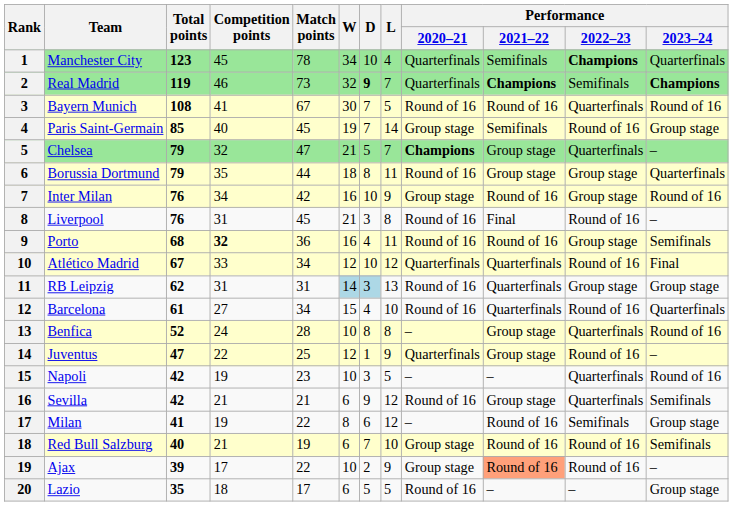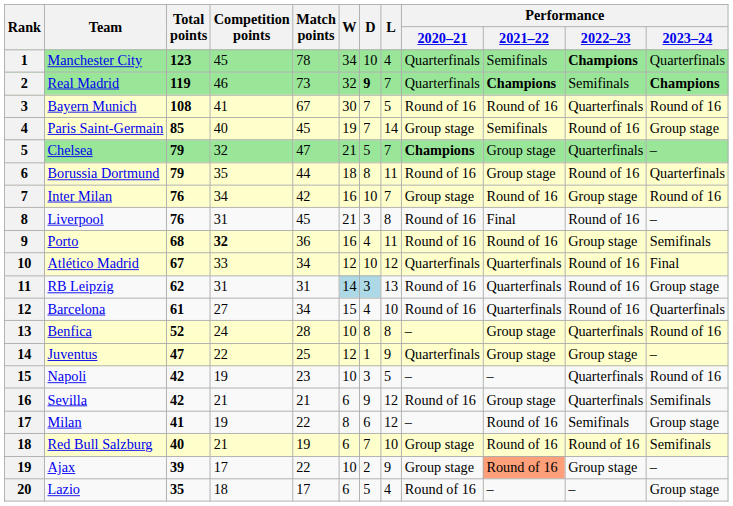(603, 173) Group stage -> (604, 173) Round of 16
(388, 196) 9 -> (388, 196) 7
(603, 286) Group stage -> (604, 286) Round of 16
(604, 354) Round of 16 -> (603, 354) Group stage
(604, 467) Round of 16 -> (603, 467) Group stage
(388, 490) 5 -> (388, 490) 4
